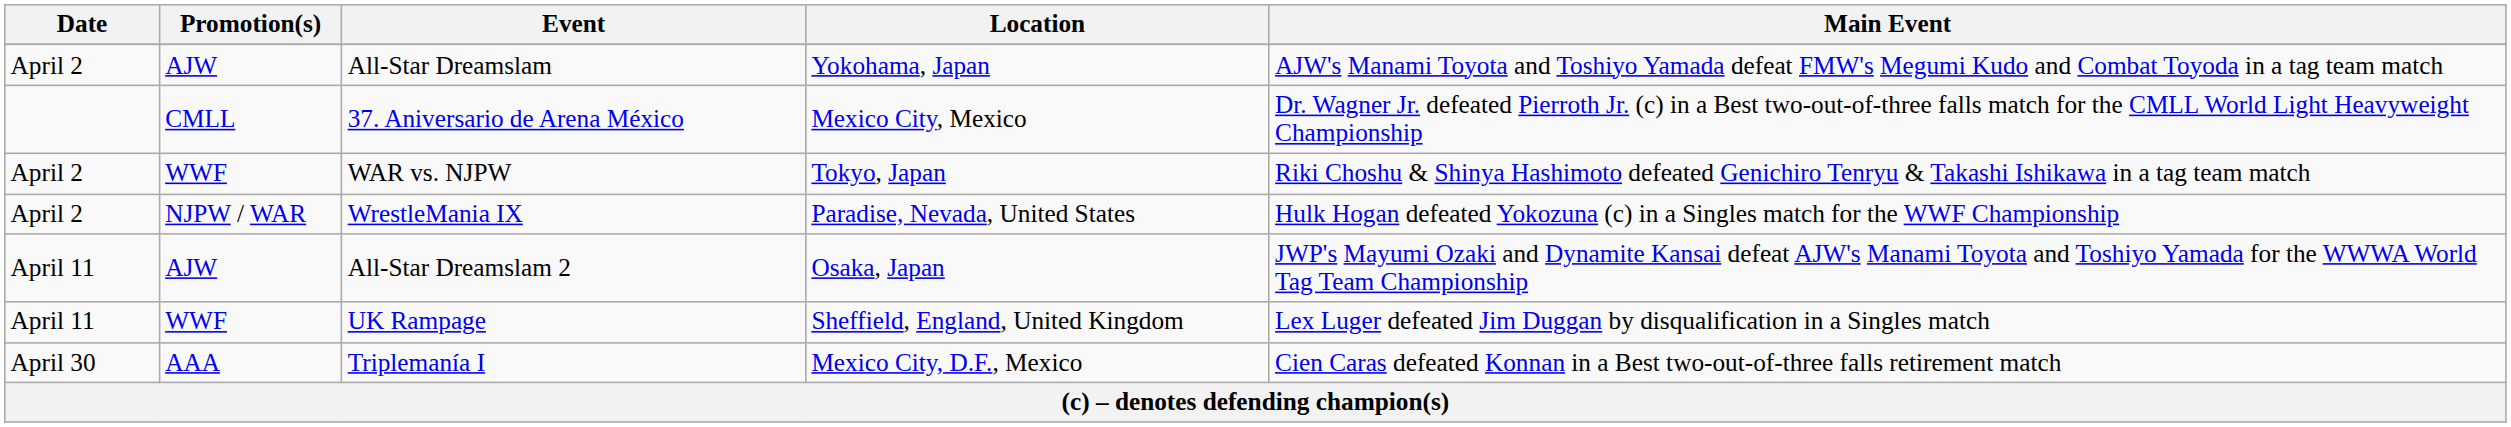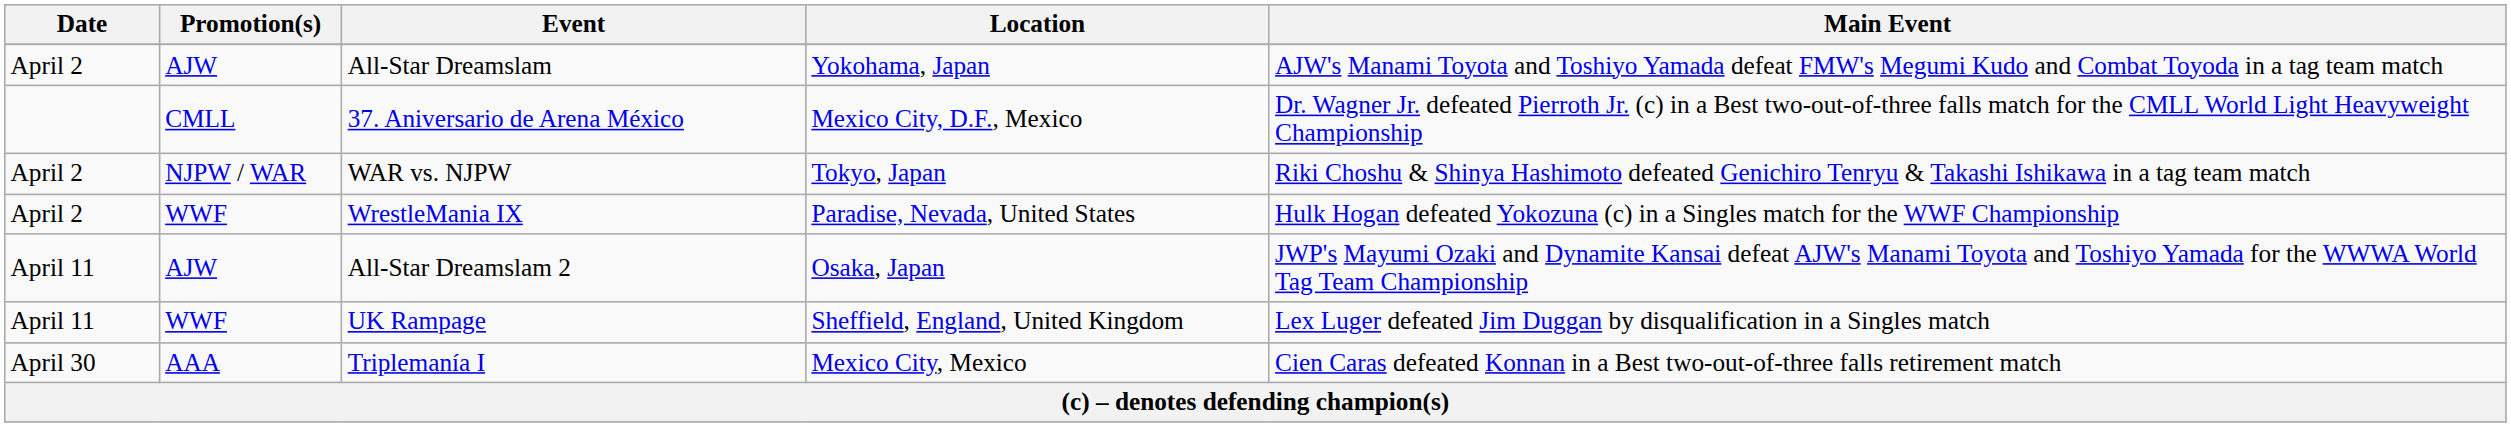(919, 118) Mexico City, Mexico -> (947, 118) Mexico City, D.F., Mexico
(196, 173) WWF -> (236, 173) NJPW / WAR
(236, 213) NJPW / WAR -> (196, 213) WWF
(947, 362) Mexico City, D.F., Mexico -> (919, 362) Mexico City, Mexico
